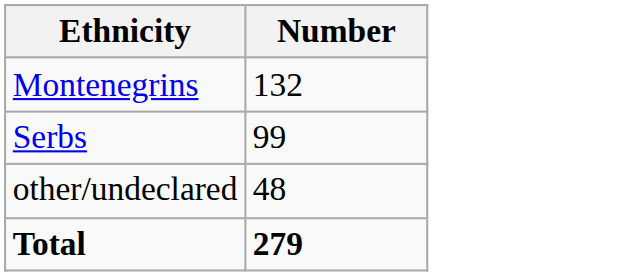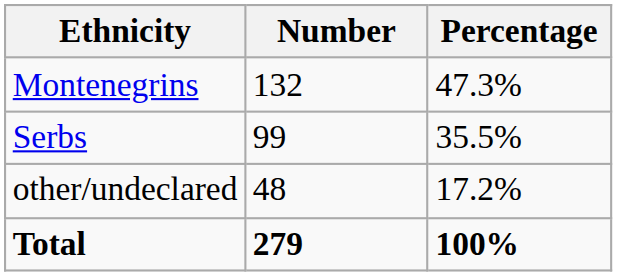+ column: (519, 31)
